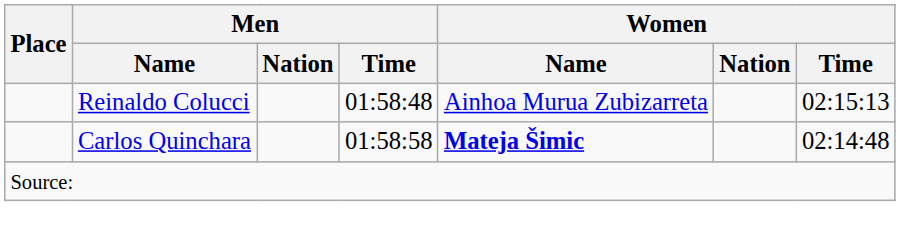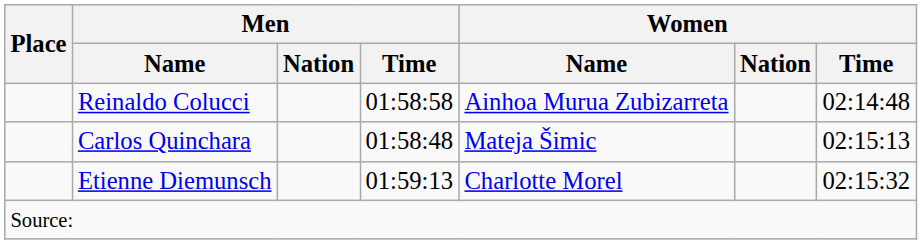(389, 102) 01:58:48 -> (409, 102) 01:58:58
(846, 102) 02:15:13 -> (866, 102) 02:14:48
(389, 141) 01:58:58 -> (409, 141) 01:58:48
(514, 141) bold -> (530, 141) normal
(846, 141) 02:14:48 -> (866, 141) 02:15:13
+ row: (175, 180)
